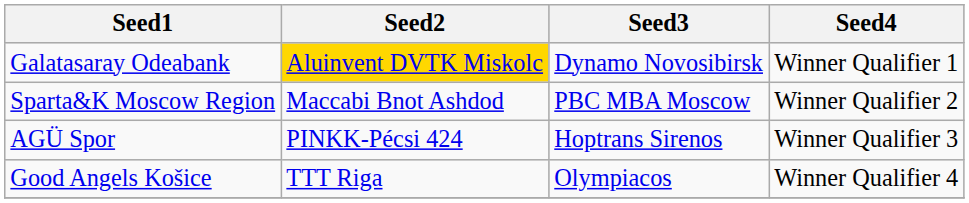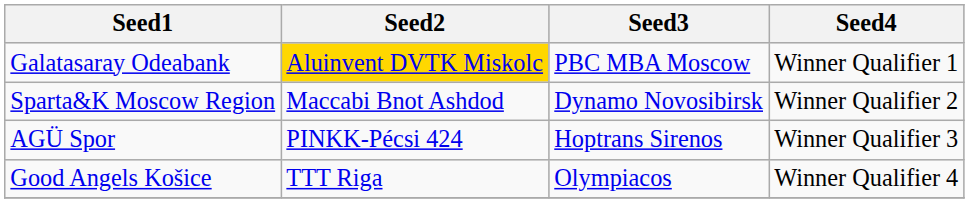(659, 62) Dynamo Novosibirsk -> (652, 62) PBC MBA Moscow
(652, 100) PBC MBA Moscow -> (659, 100) Dynamo Novosibirsk
